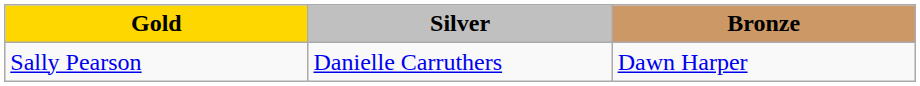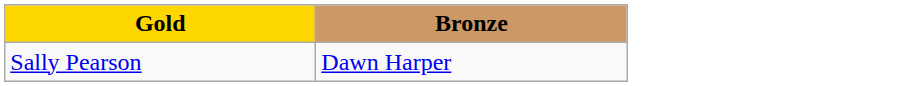- column: (460, 23)
